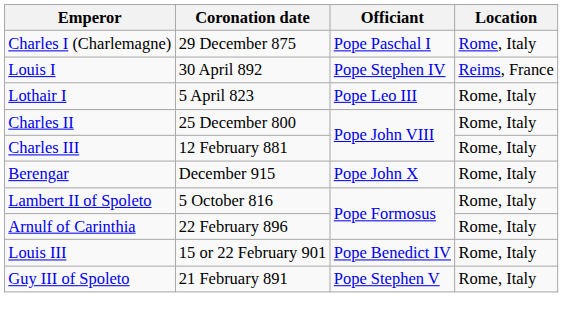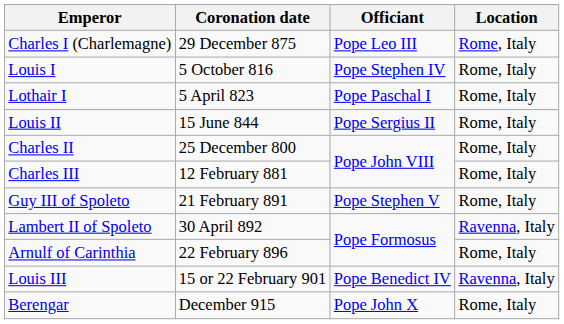(382, 43) Pope Paschal I -> (375, 43) Pope Leo III
(220, 69) 30 April 892 -> (226, 69) 5 October 816
(506, 69) Reims, France -> (497, 69) Rome, Italy
(375, 95) Pope Leo III -> (382, 95) Pope Paschal I
+ row: (35, 122)
rows swapped: (69, 278) <-> (39, 174)
(226, 200) 5 October 816 -> (220, 226) 30 April 892
(497, 200) Rome, Italy -> (507, 226) Ravenna, Italy
(497, 252) Rome, Italy -> (507, 278) Ravenna, Italy
